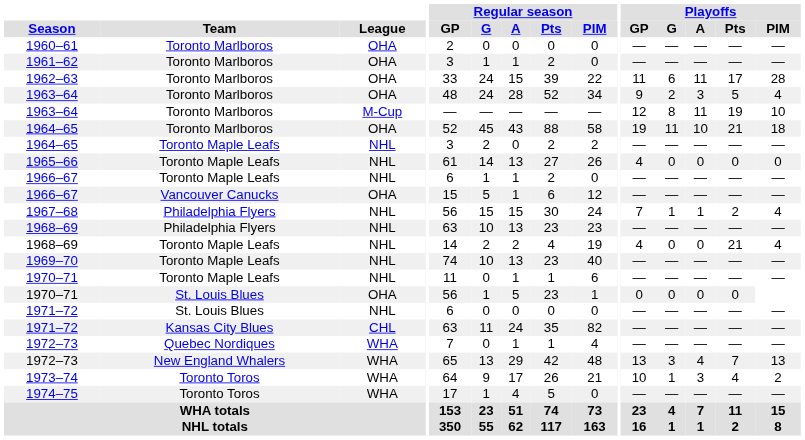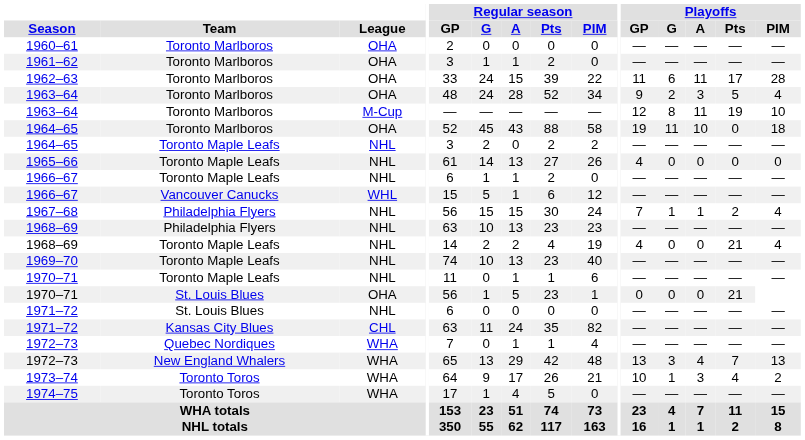(735, 128) 21 -> (735, 128) 0
(382, 194) OHA -> (382, 194) WHL
(735, 294) 0 -> (735, 294) 21
